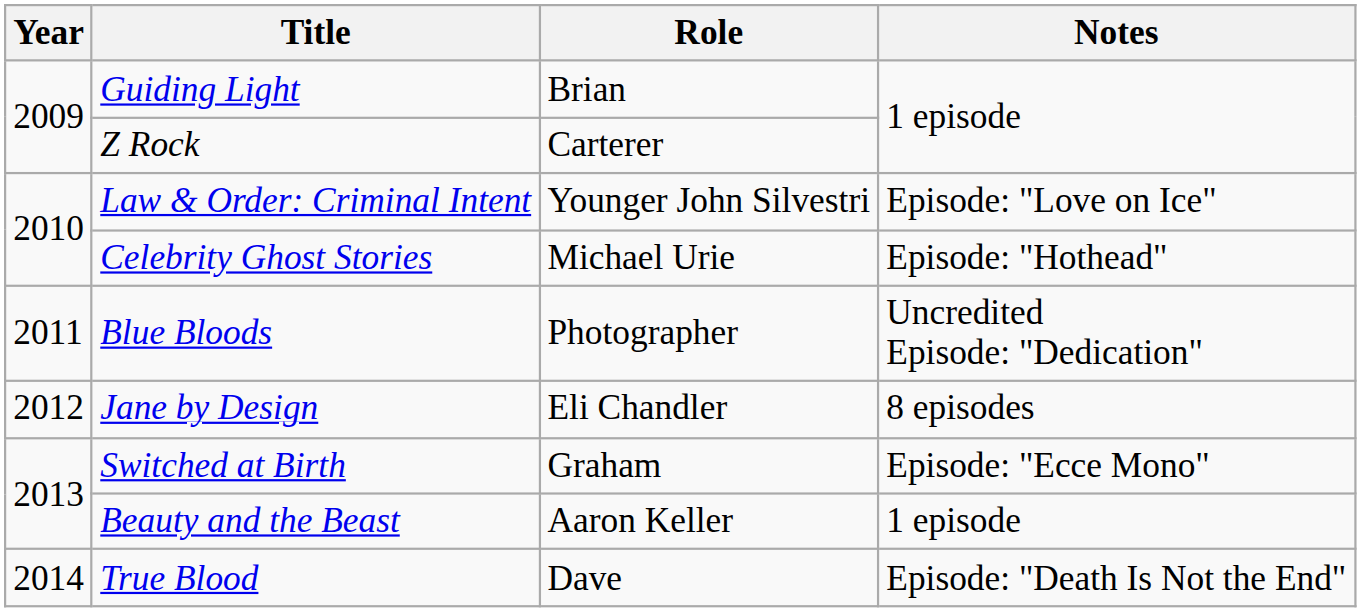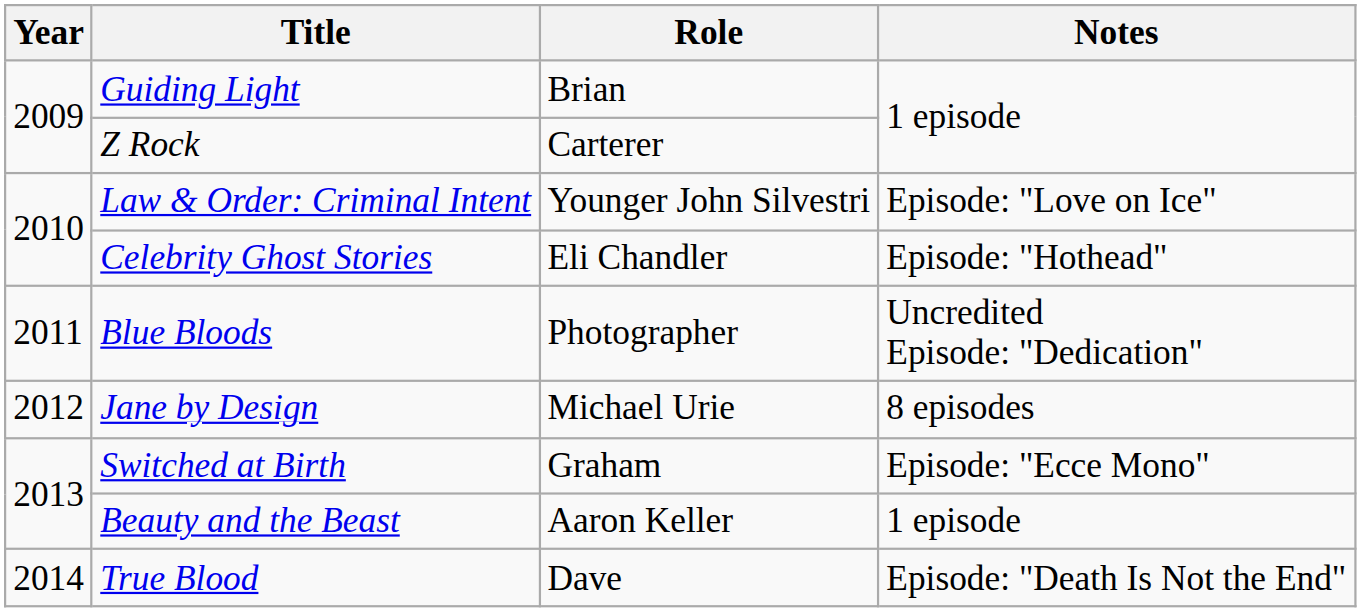(641, 256) Michael Urie -> (637, 256) Eli Chandler
(637, 408) Eli Chandler -> (641, 408) Michael Urie
